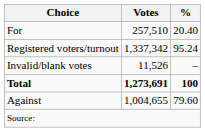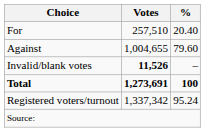rows swapped: (24, 100) <-> (63, 48)
(153, 65) normal -> (153, 65) bold
